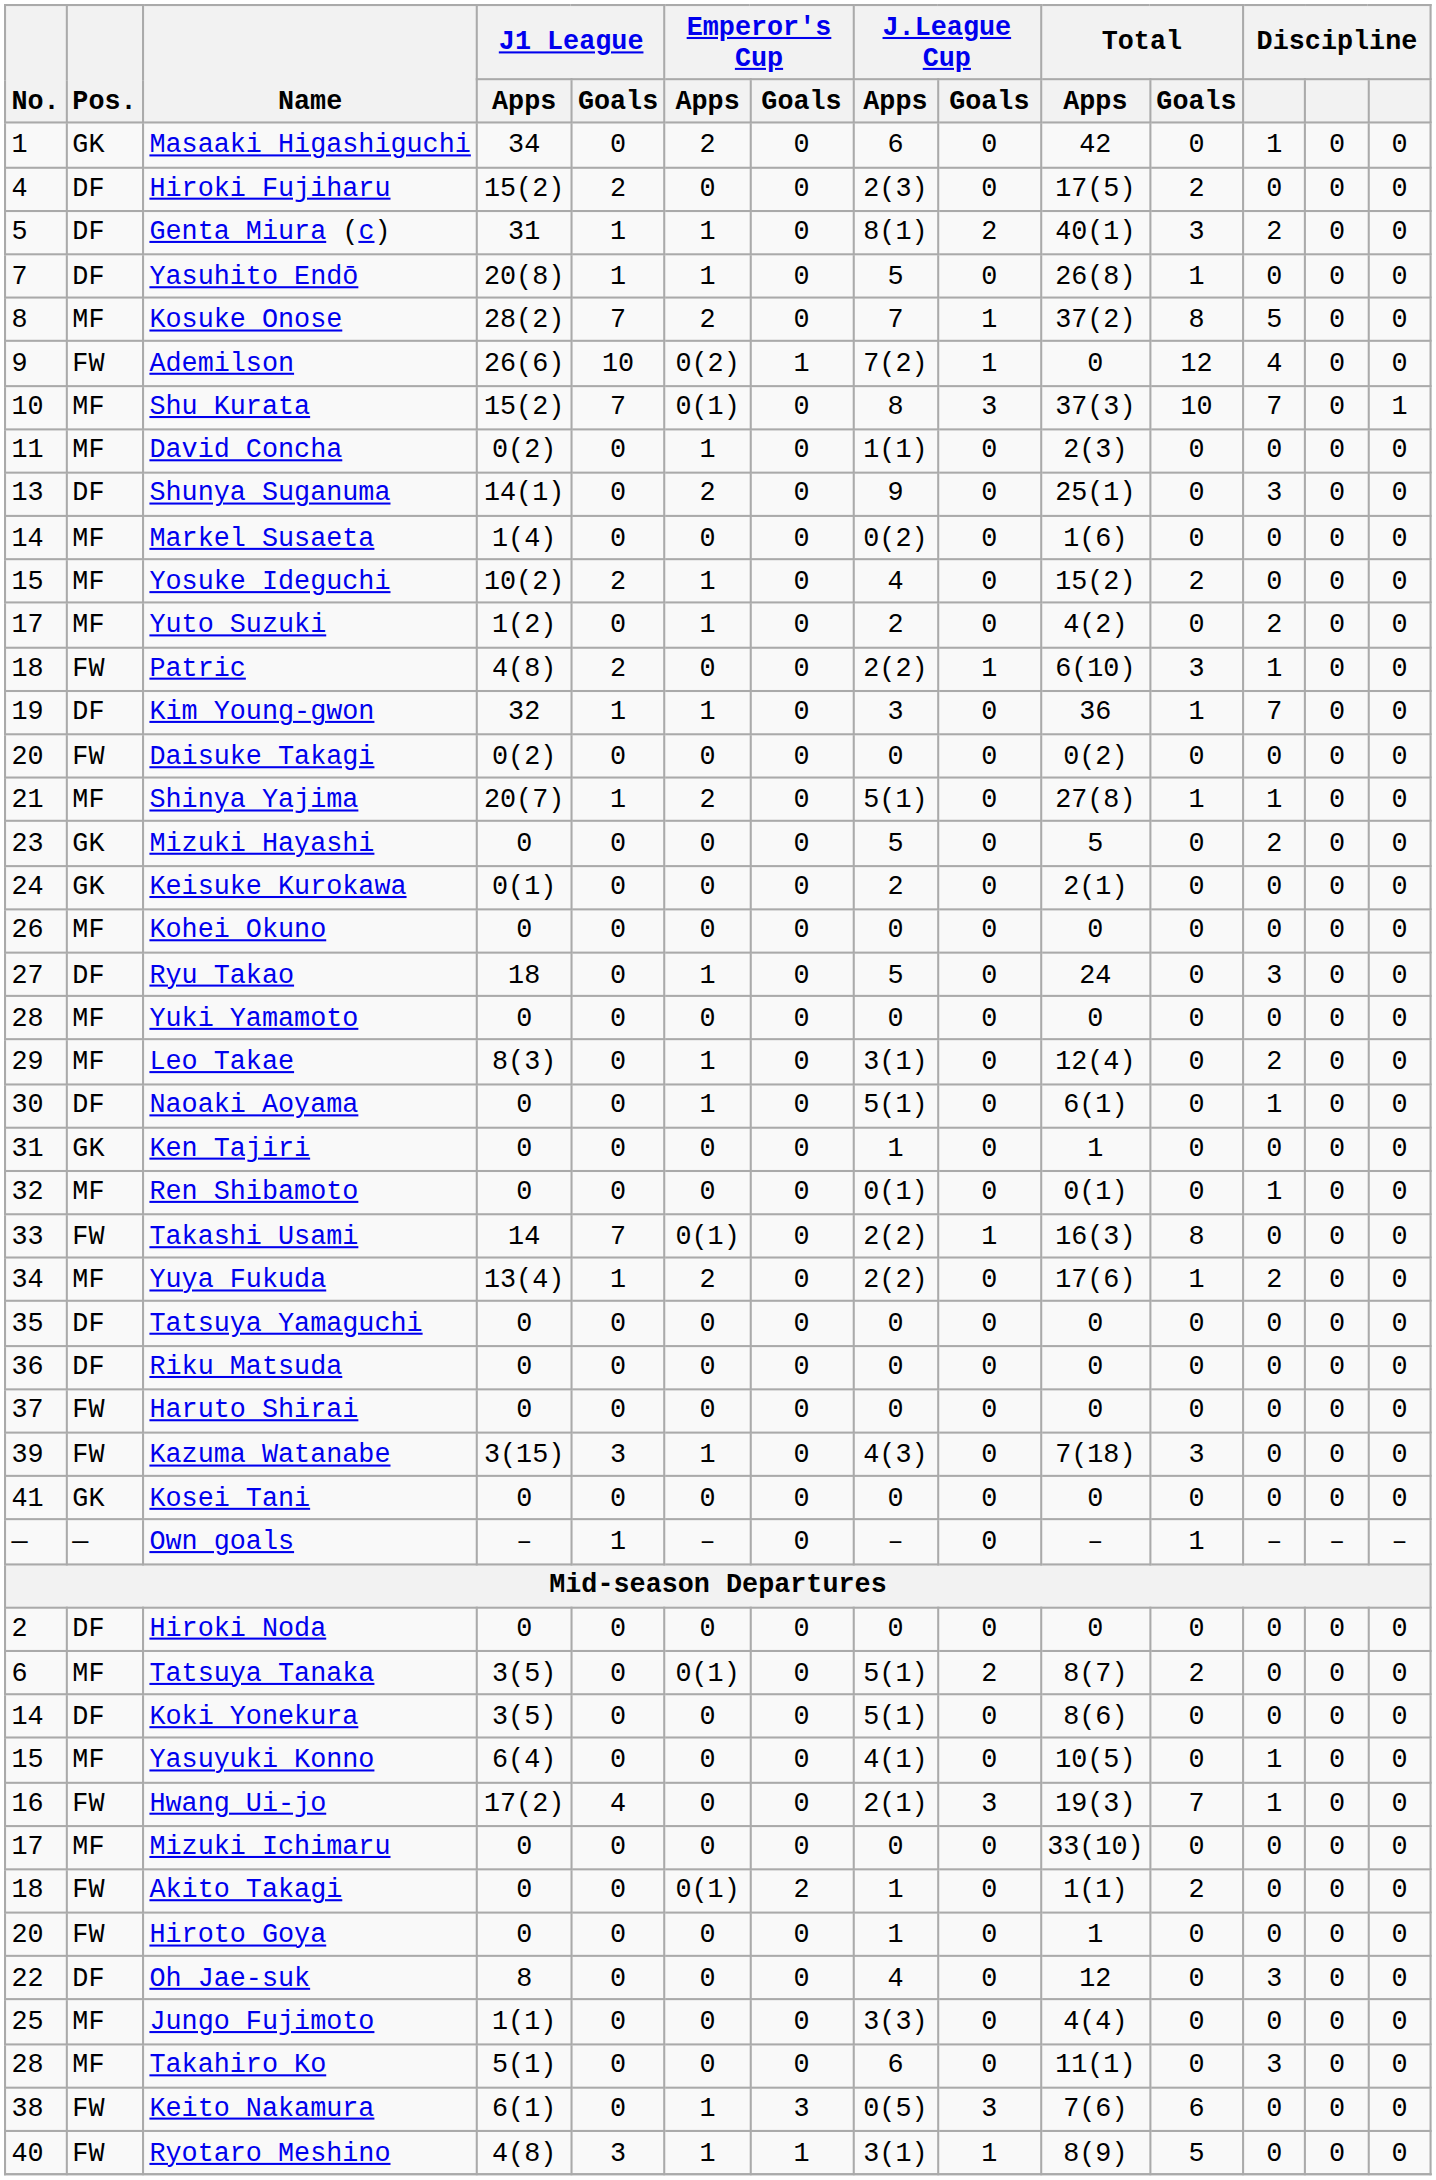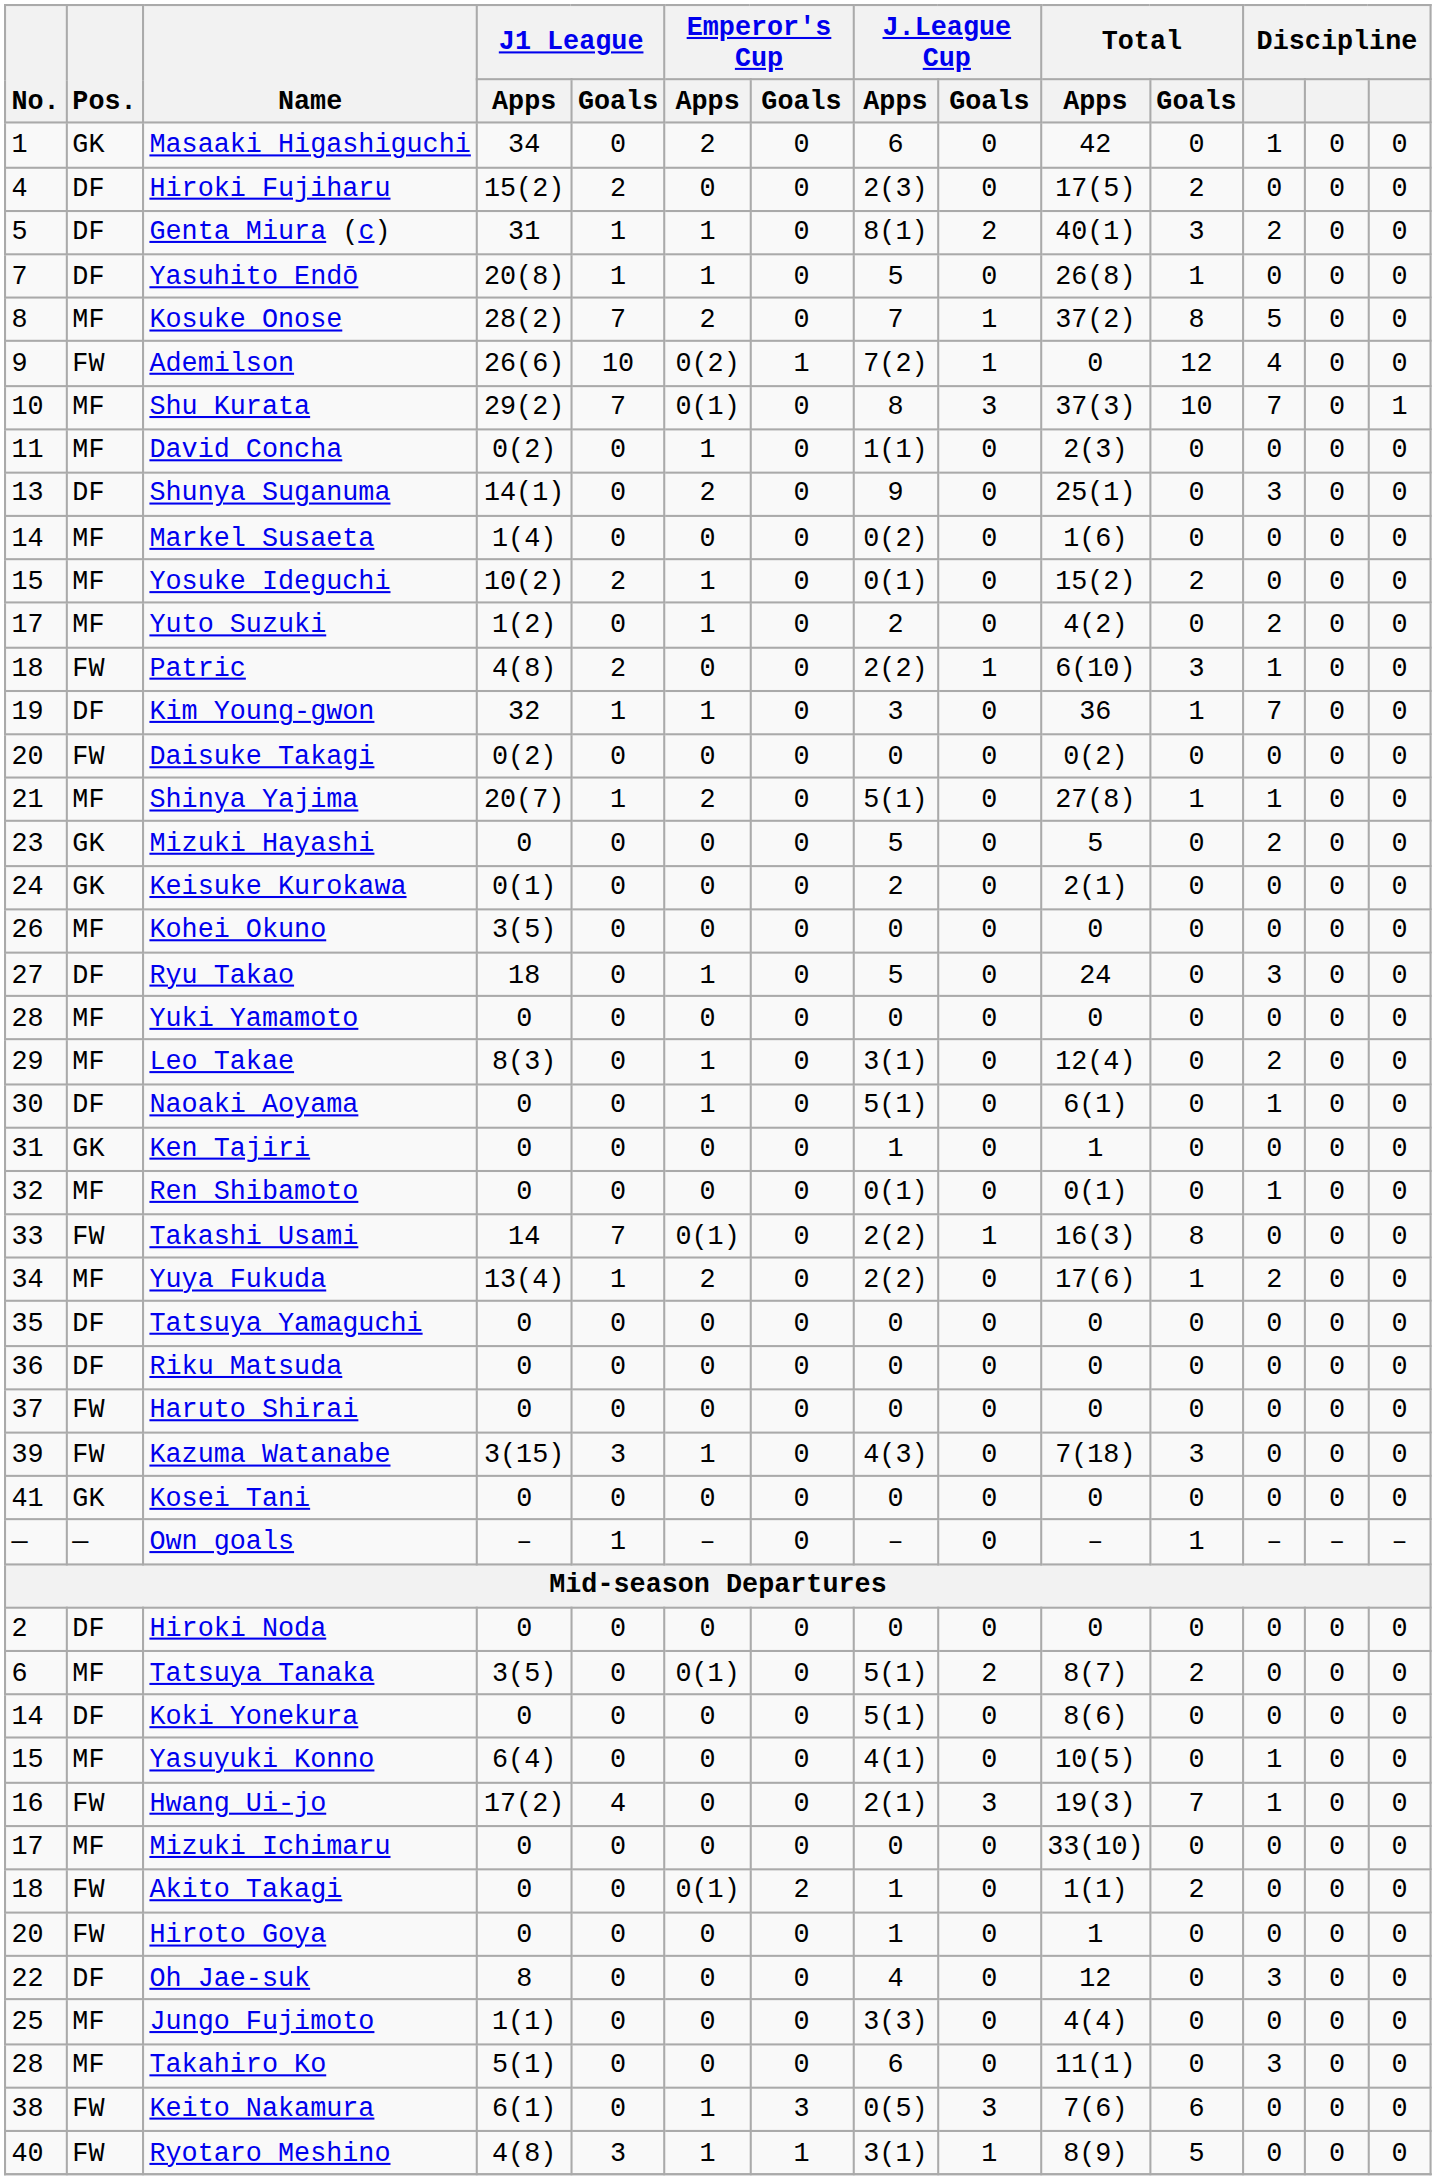(524, 407) 15(2) -> (524, 407) 29(2)
(895, 582) 4 -> (895, 582) 0(1)
(524, 931) 0 -> (524, 931) 3(5)
(524, 1716) 3(5) -> (524, 1716) 0
